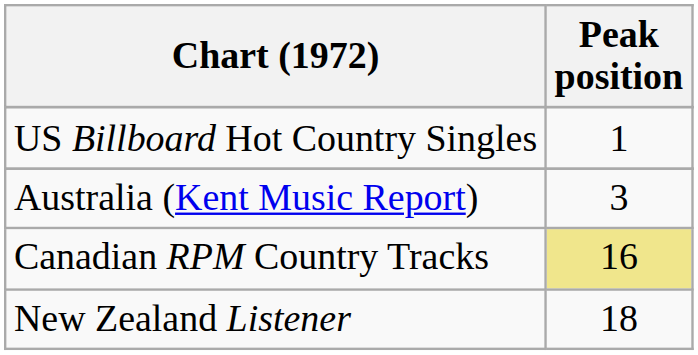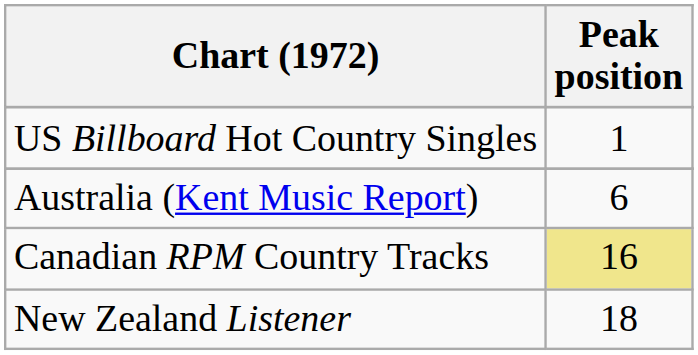(619, 197) 3 -> (619, 197) 6
